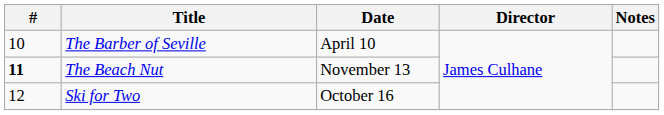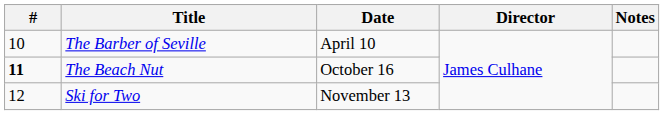(365, 69) November 13 -> (357, 69) October 16
(357, 95) October 16 -> (365, 95) November 13
